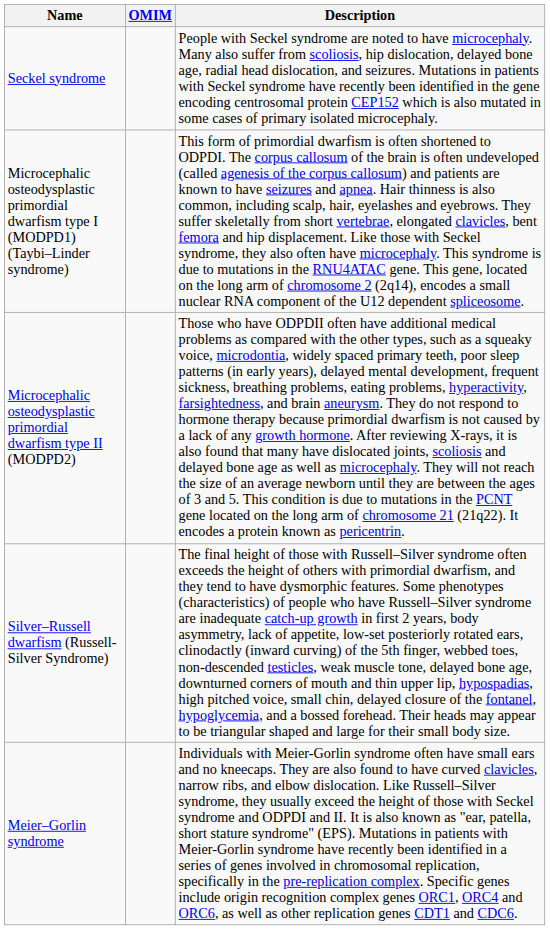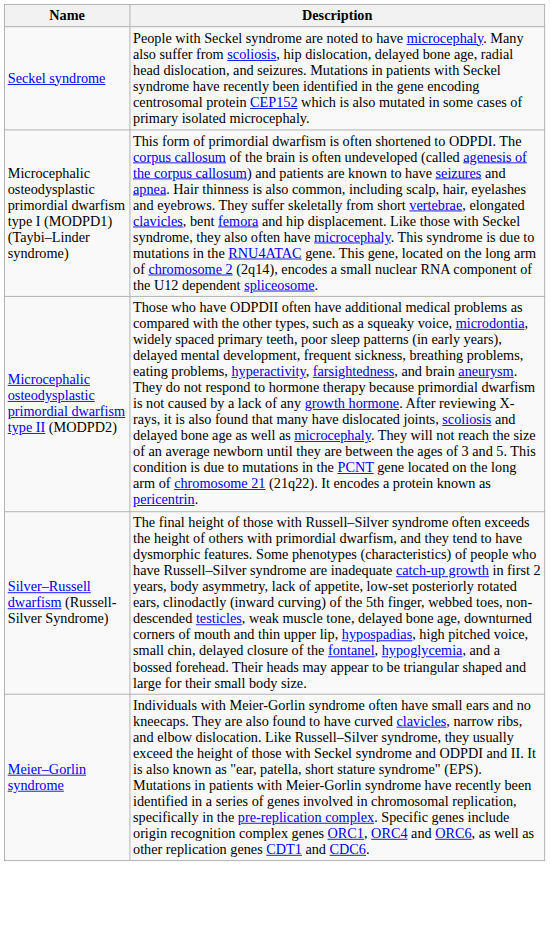- column: (150, 15)
